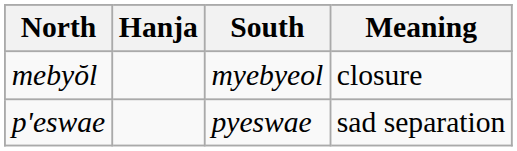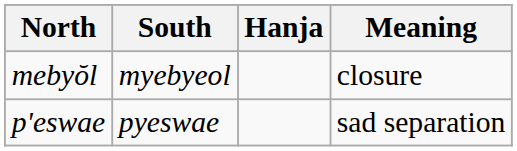columns swapped: (267, 27) <-> (158, 27)
